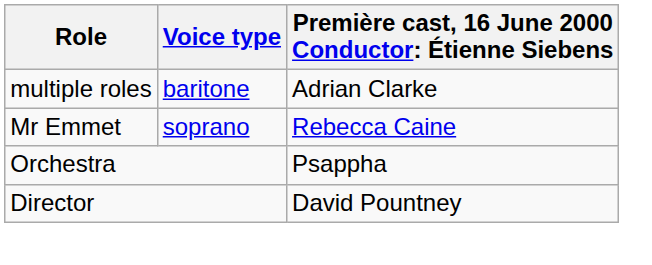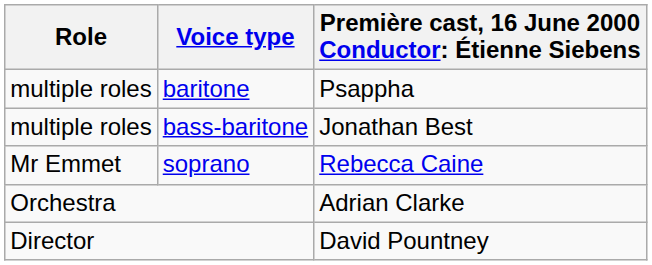(365, 88) Adrian Clarke -> (367, 88) Psappha
+ row: (235, 126)
(339, 164) Psappha -> (392, 202) Adrian Clarke
